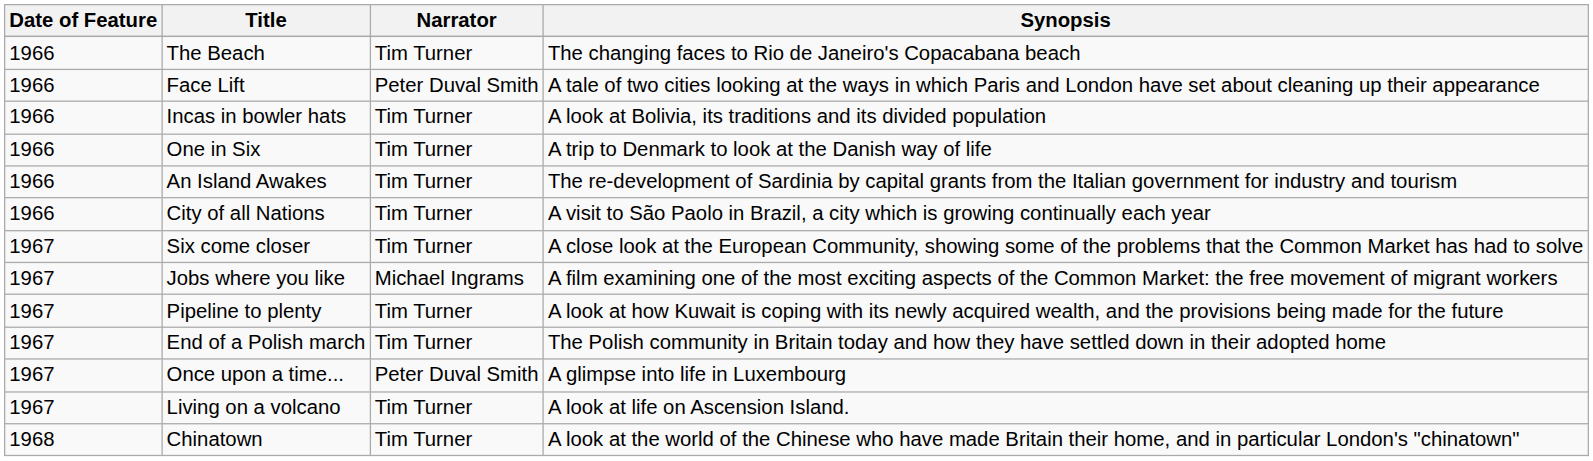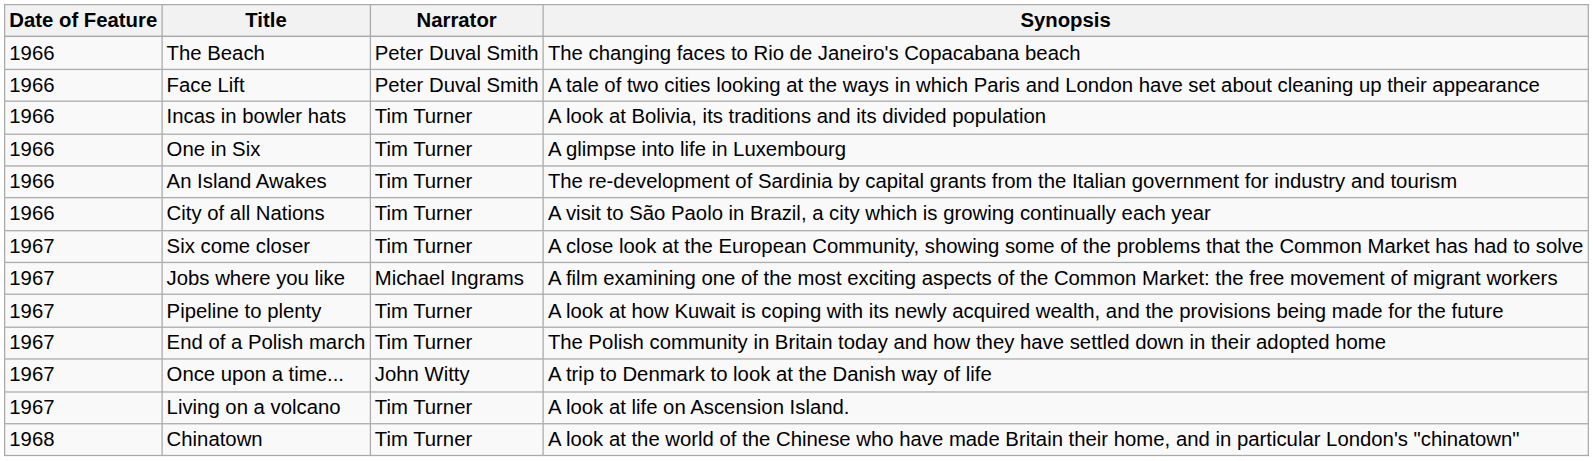(423, 52) Tim Turner -> (457, 52) Peter Duval Smith
(770, 149) A trip to Denmark to look at the Danish way of life -> (697, 149) A glimpse into life in Luxembourg
(457, 375) Peter Duval Smith -> (422, 375) John Witty
(697, 375) A glimpse into life in Luxembourg -> (770, 375) A trip to Denmark to look at the Danish way of life
